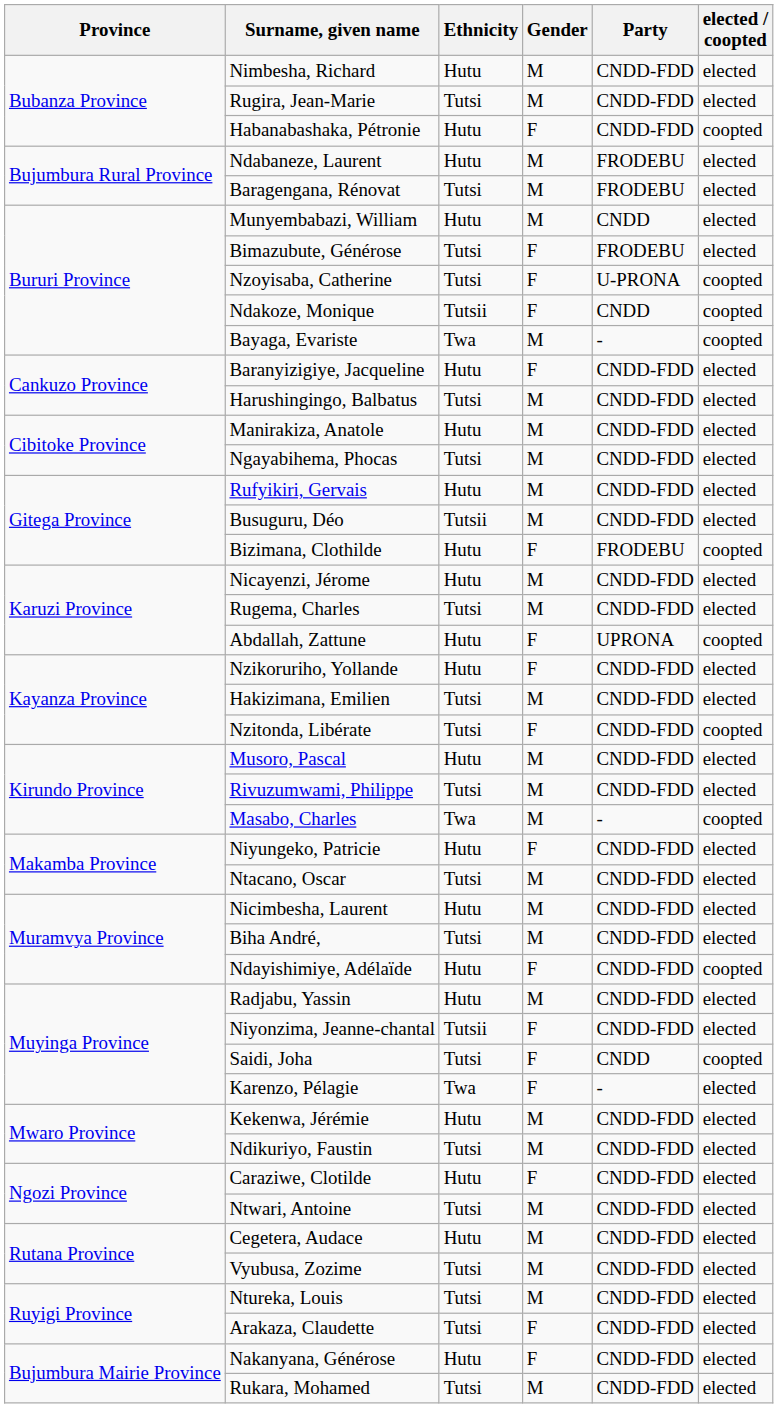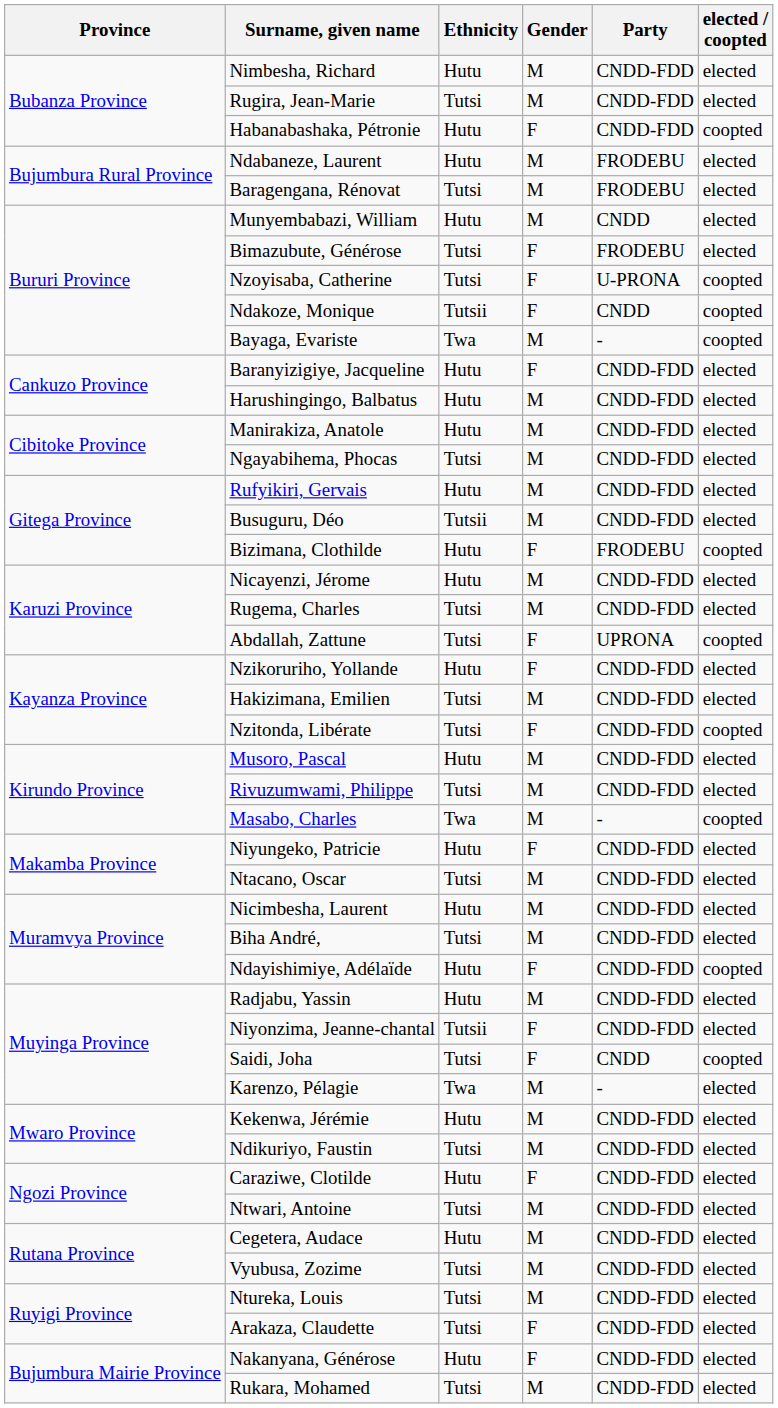(463, 400) Tutsi -> (463, 400) Hutu
(463, 639) Hutu -> (463, 639) Tutsi
(532, 1088) F -> (535, 1088) M
